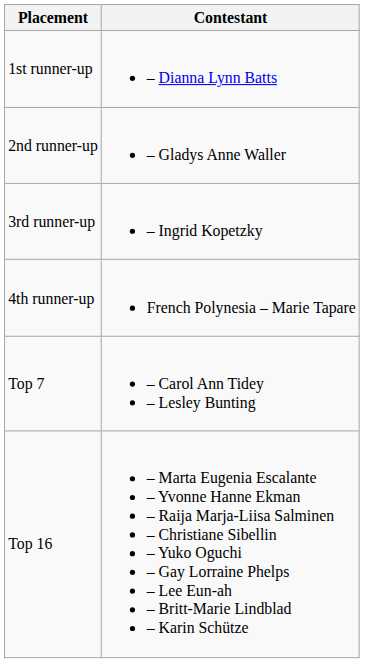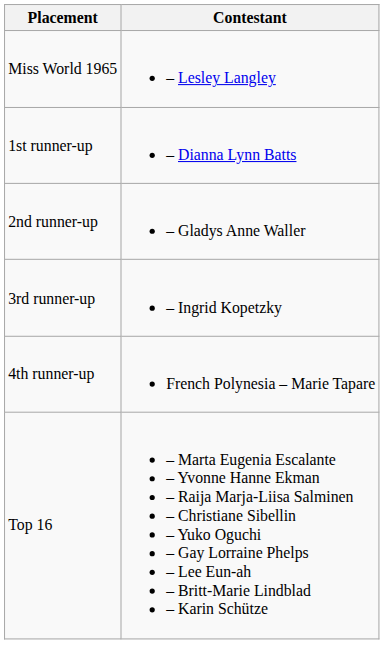+ row: (63, 68)
- row: (26, 383)
